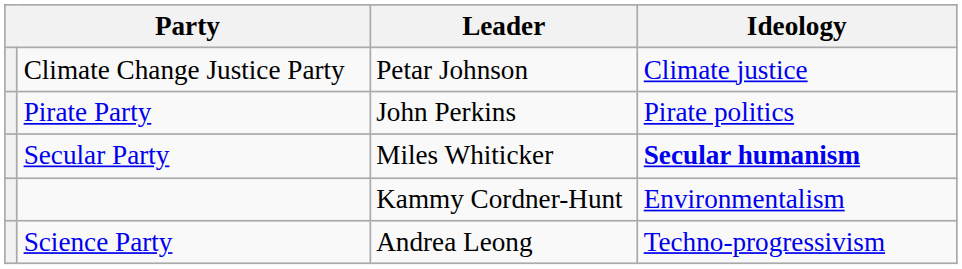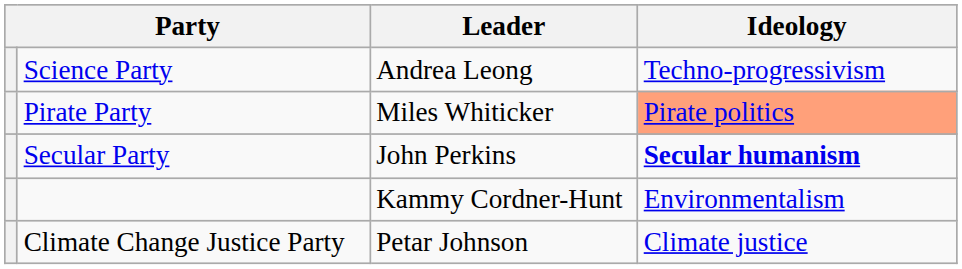rows swapped: (98, 241) <-> (184, 69)
(446, 112) John Perkins -> (465, 112) Miles Whiticker
(719, 112) no background -> (719, 112) lightsalmon background
(465, 155) Miles Whiticker -> (446, 155) John Perkins
